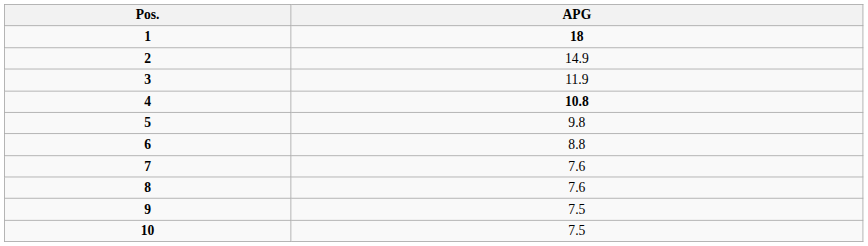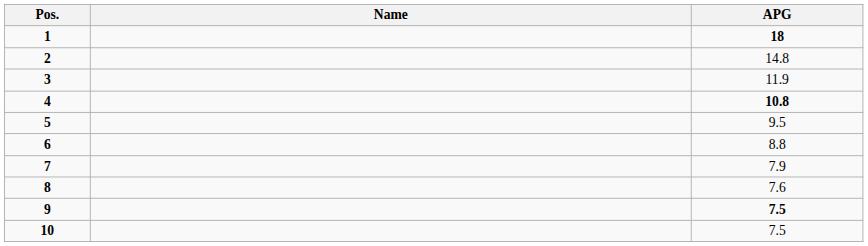+ column: (391, 15)
(577, 58) 14.9 -> (777, 58) 14.8
(577, 123) 9.8 -> (777, 123) 9.5
(577, 166) 7.6 -> (777, 166) 7.9
(577, 209) normal -> (777, 209) bold
